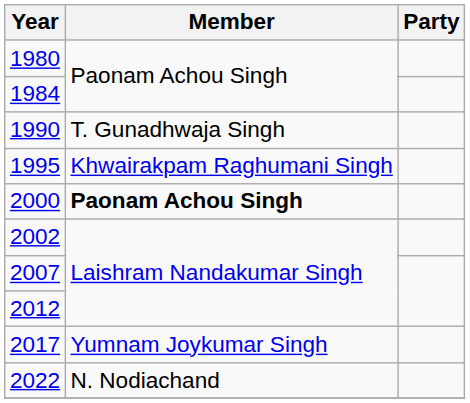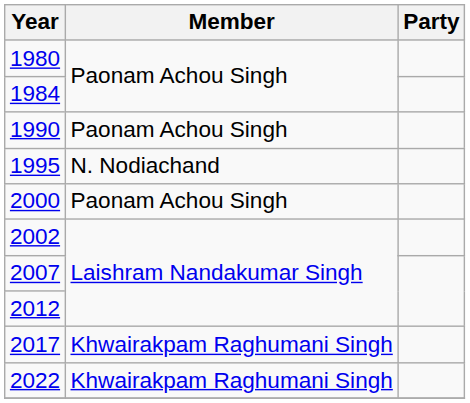(178, 129) T. Gunadhwaja Singh -> (179, 129) Paonam Achou Singh
(232, 165) Khwairakpam Raghumani Singh -> (145, 165) N. Nodiachand
(187, 201) bold -> (179, 201) normal
(199, 344) Yumnam Joykumar Singh -> (232, 344) Khwairakpam Raghumani Singh
(145, 380) N. Nodiachand -> (232, 380) Khwairakpam Raghumani Singh
